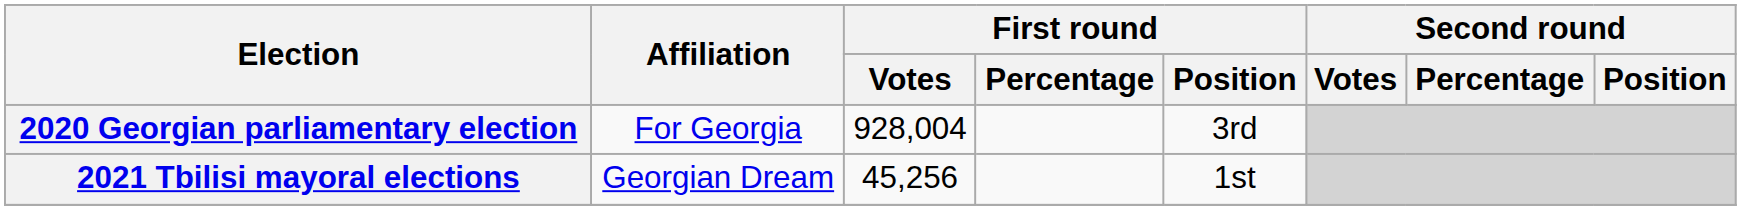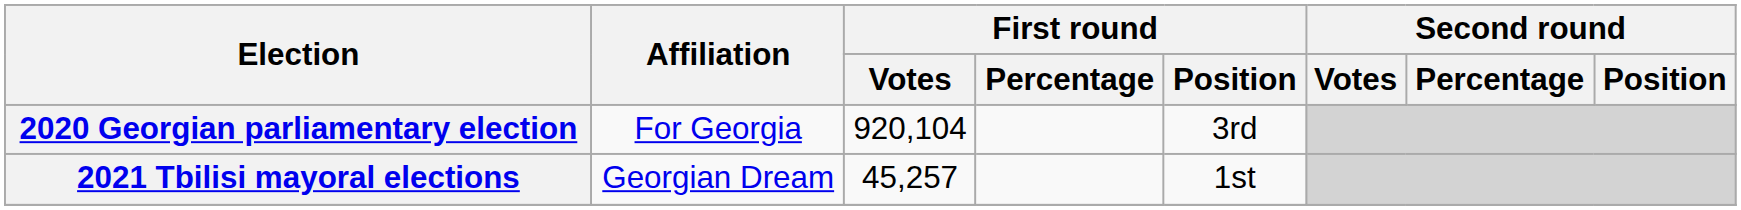(910, 128) 928,004 -> (910, 128) 920,104
(910, 178) 45,256 -> (910, 178) 45,257
